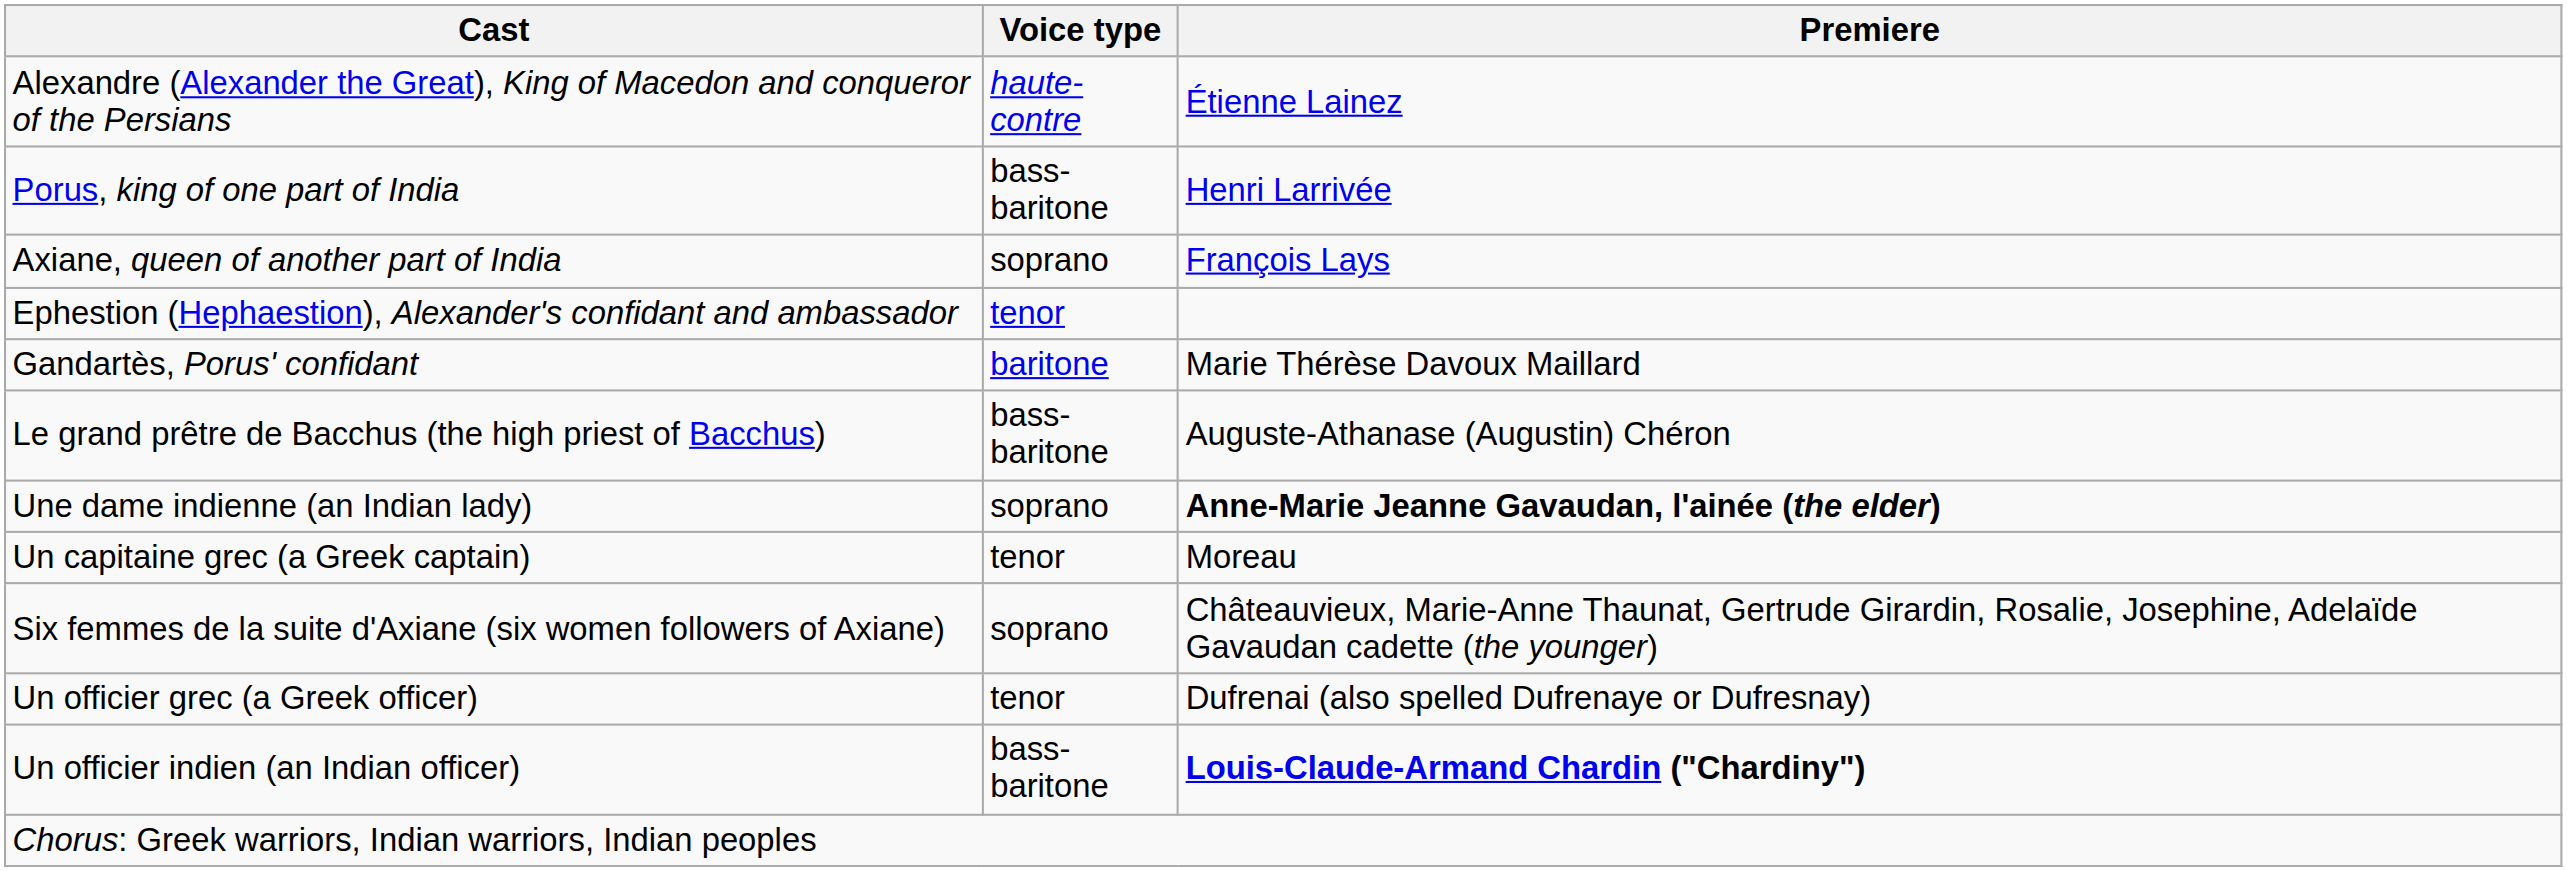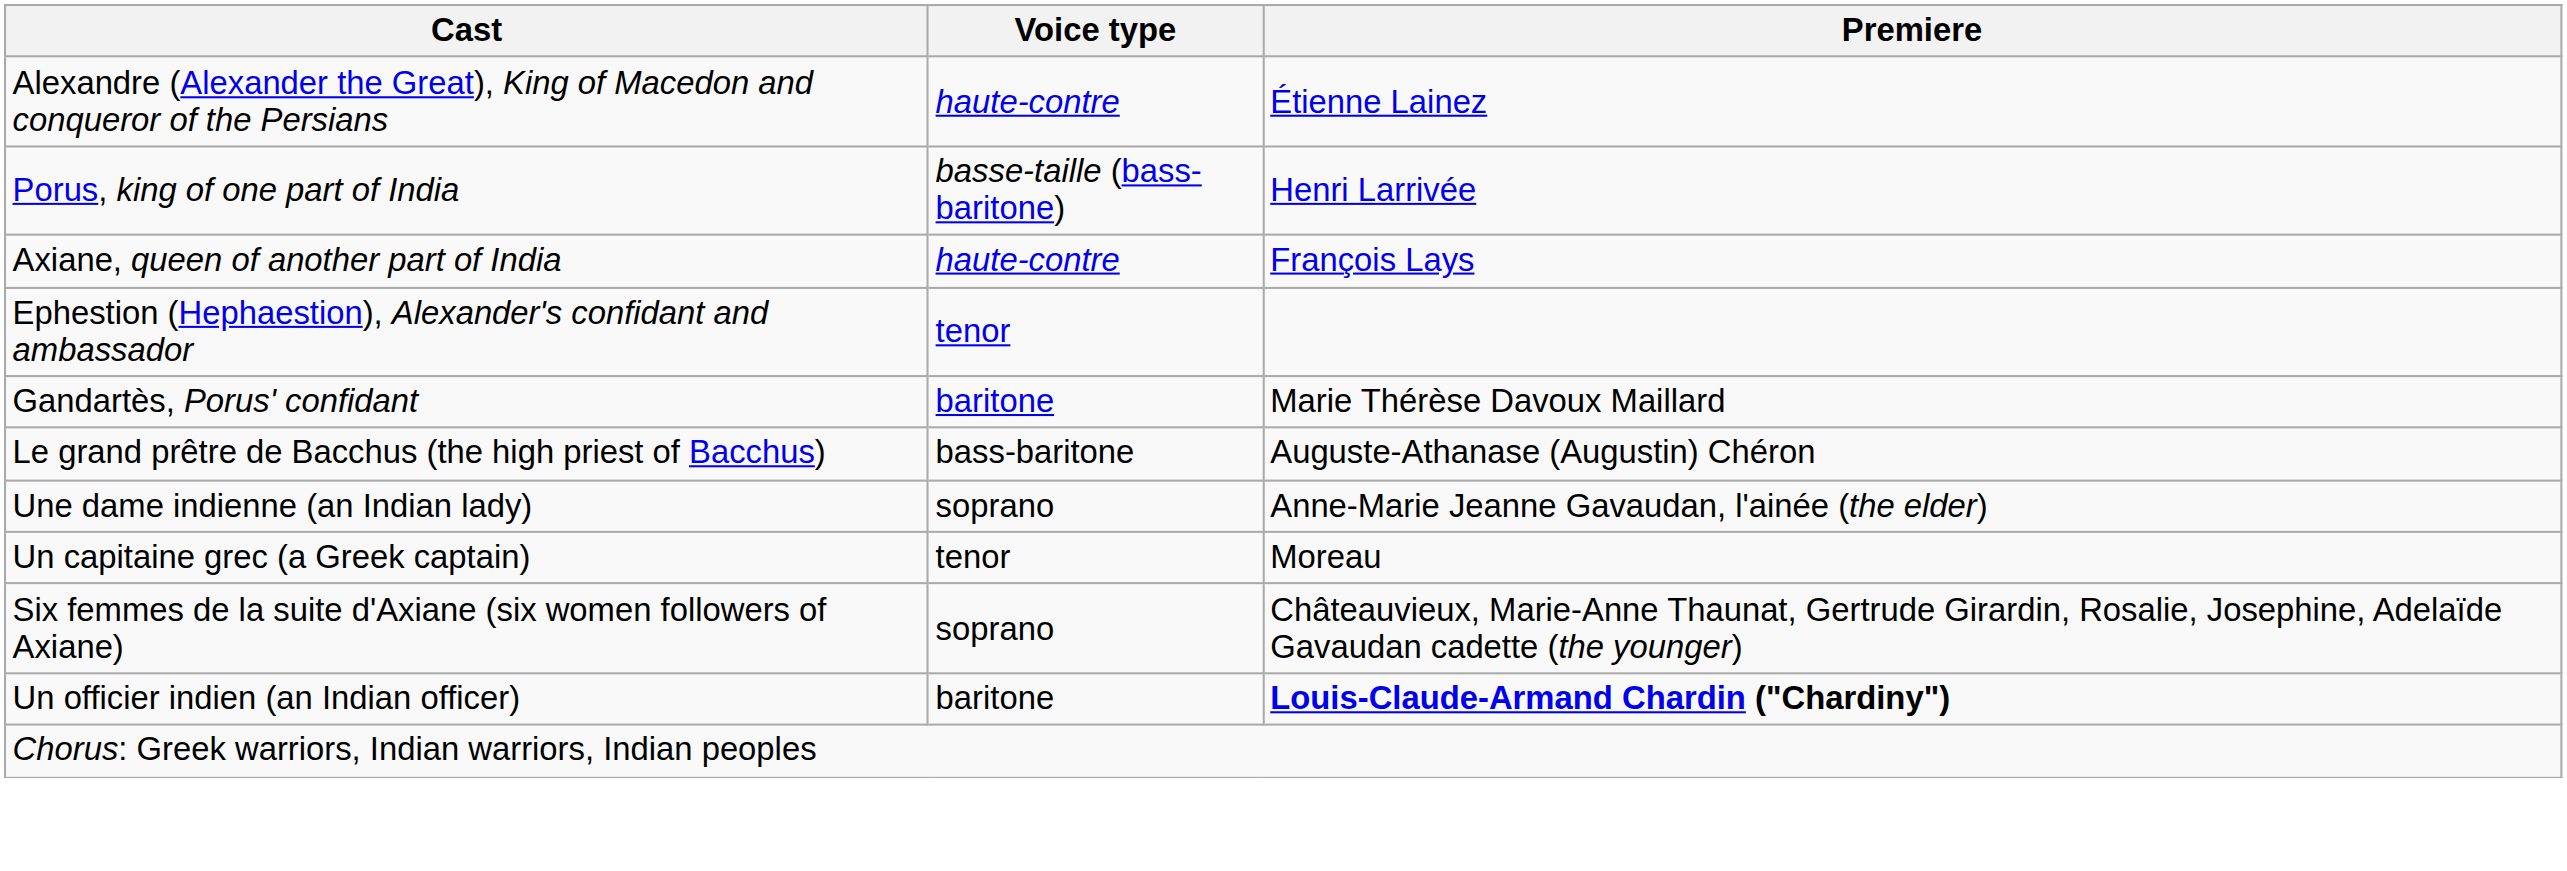(1049, 189) bass-baritone -> (1069, 189) basse-taille (bass-baritone)
(1049, 260) soprano -> (1028, 260) haute-contre
(1563, 505) bold -> (1629, 505) normal
- row: (245, 698)
(1049, 768) bass-baritone -> (995, 698) baritone
